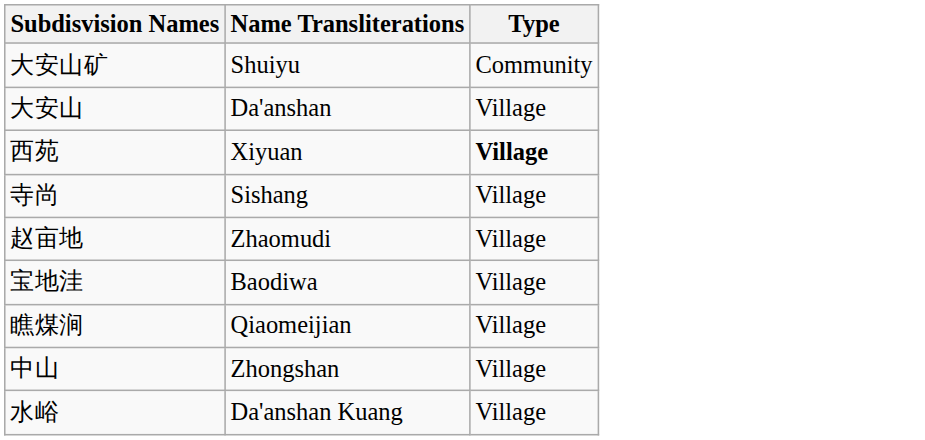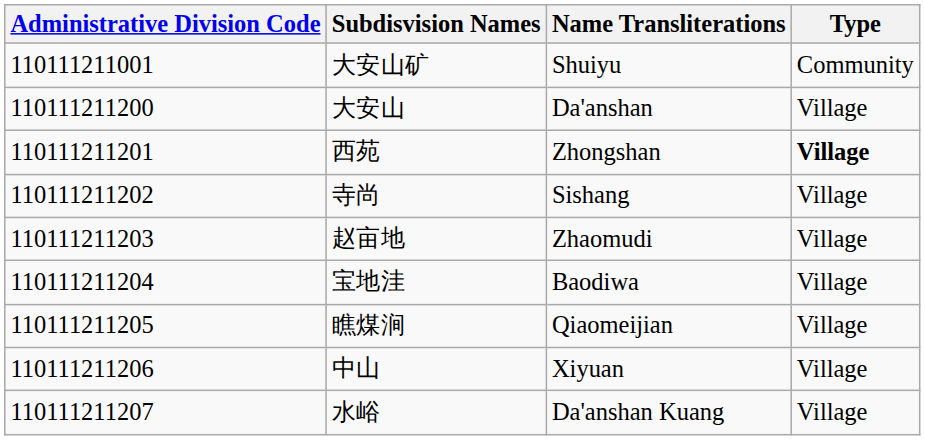+ column: (165, 23)
(267, 151) Xiyuan -> (606, 151) Zhongshan
(285, 368) Zhongshan -> (588, 368) Xiyuan
